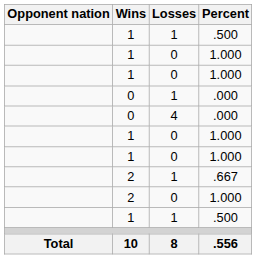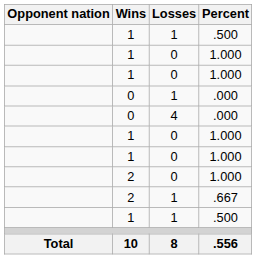rows swapped: (131, 197) <-> (131, 177)
